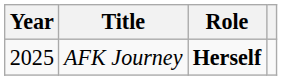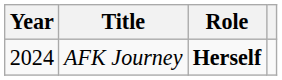(32, 57) 2025 -> (32, 57) 2024
